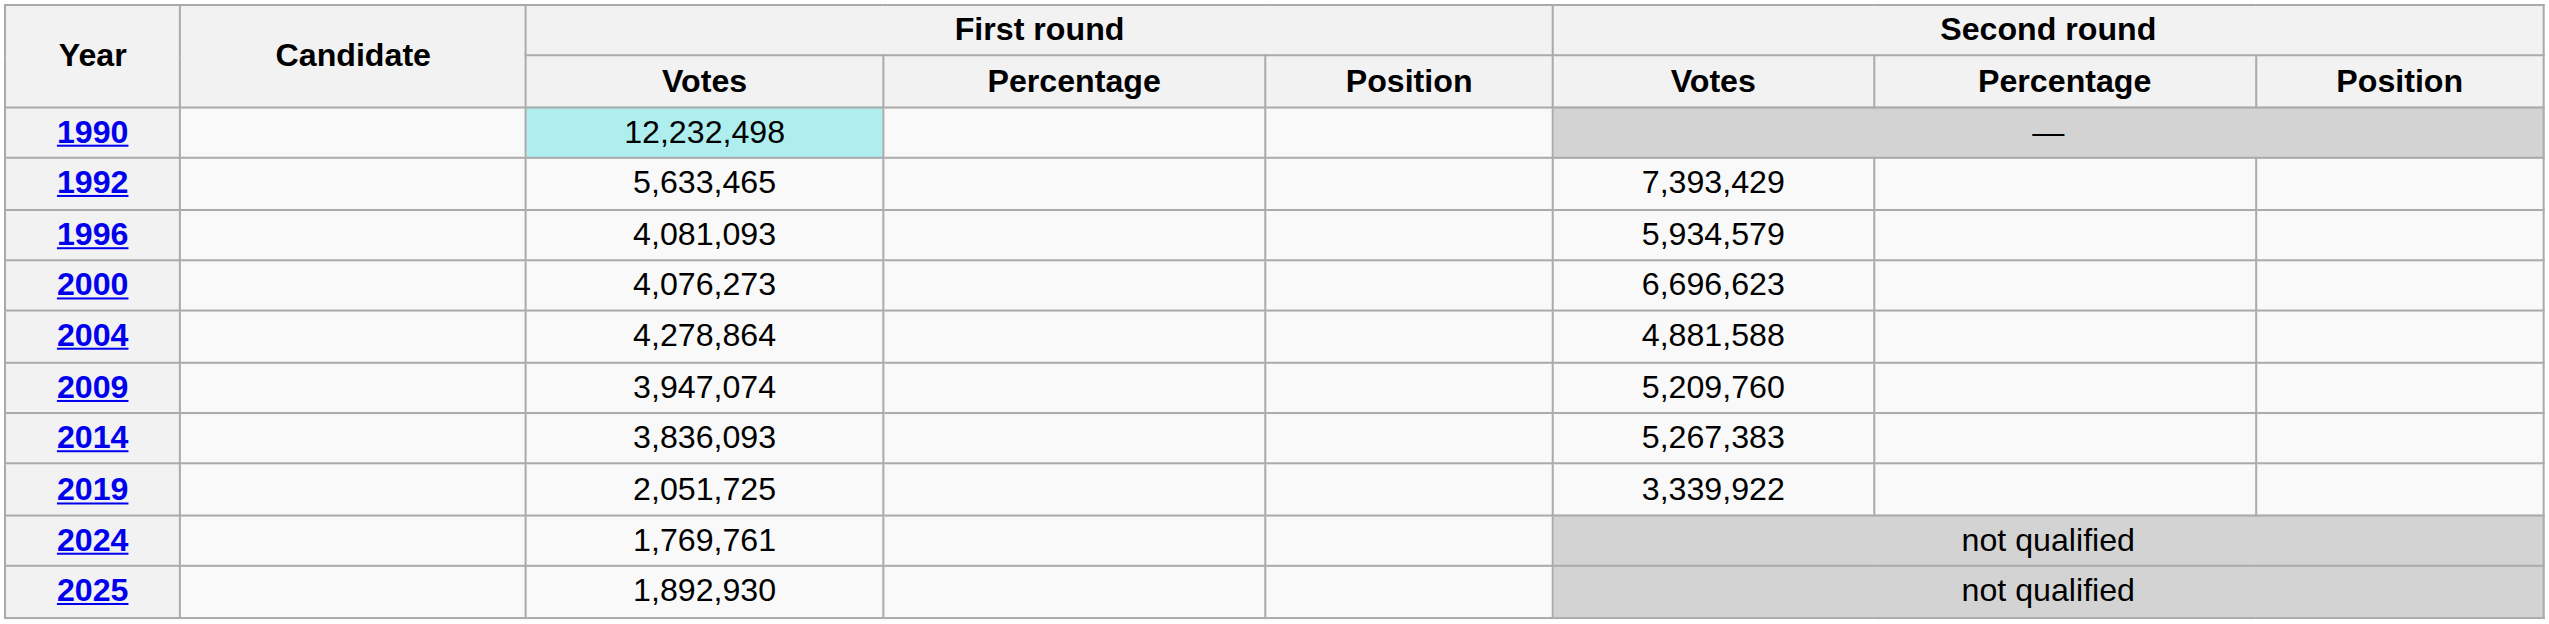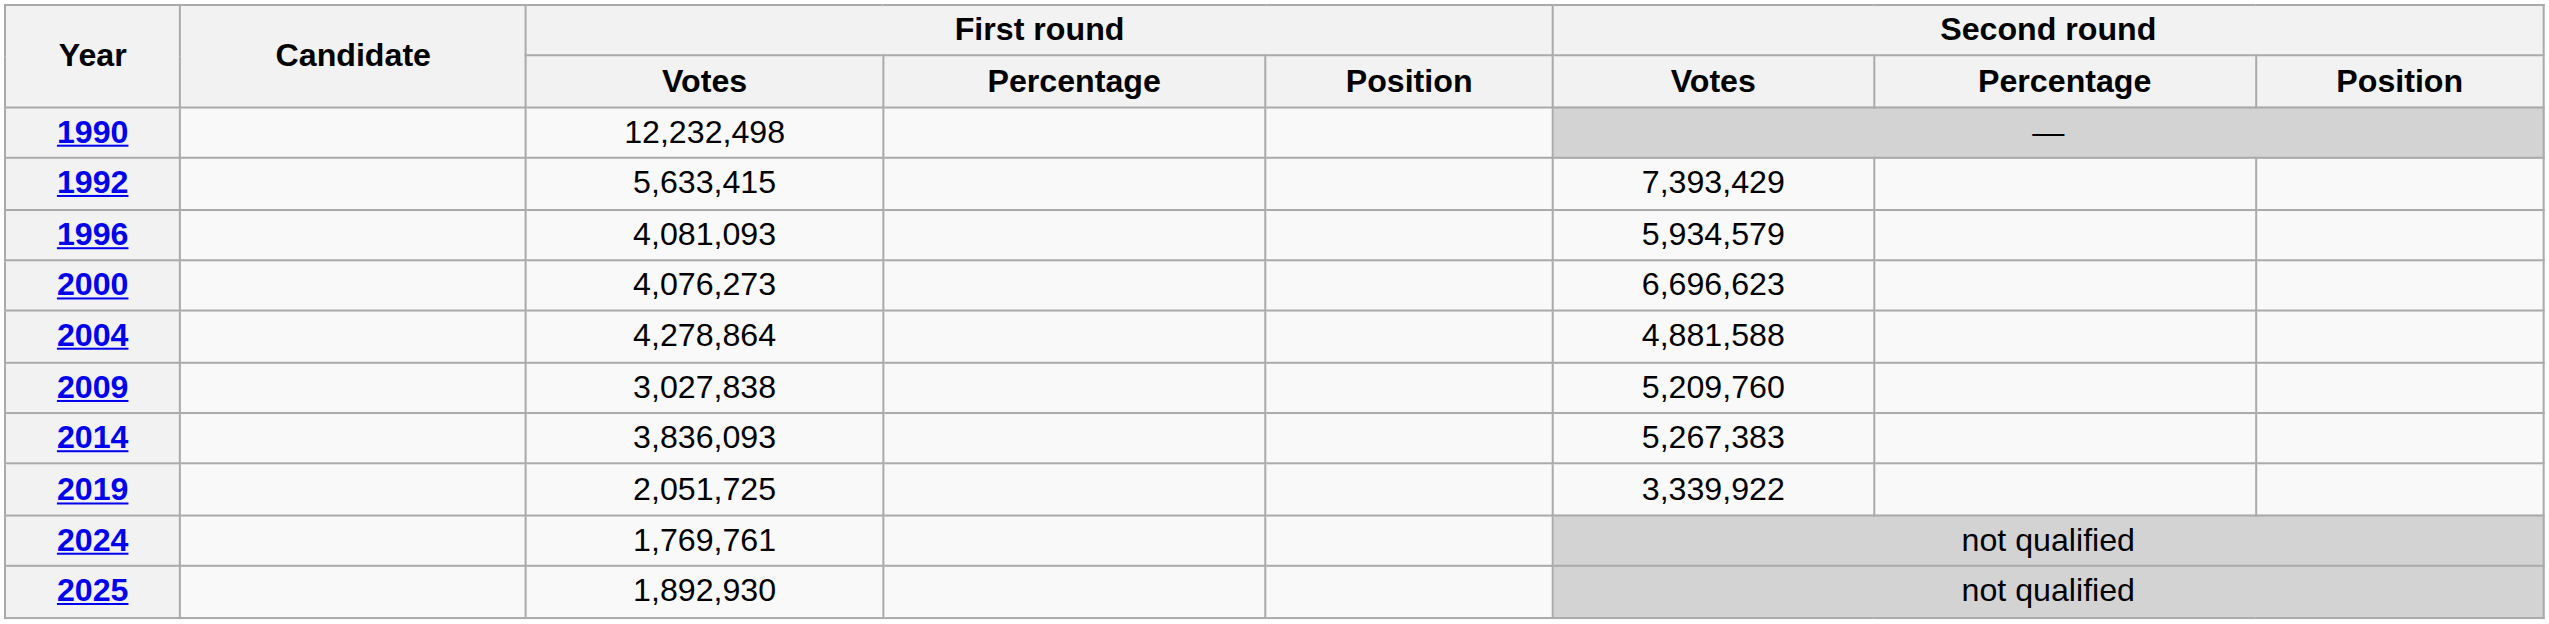(705, 132) paleturquoise background -> (705, 132) no background
(705, 183) 5,633,465 -> (705, 183) 5,633,415
(705, 387) 3,947,074 -> (705, 387) 3,027,838
